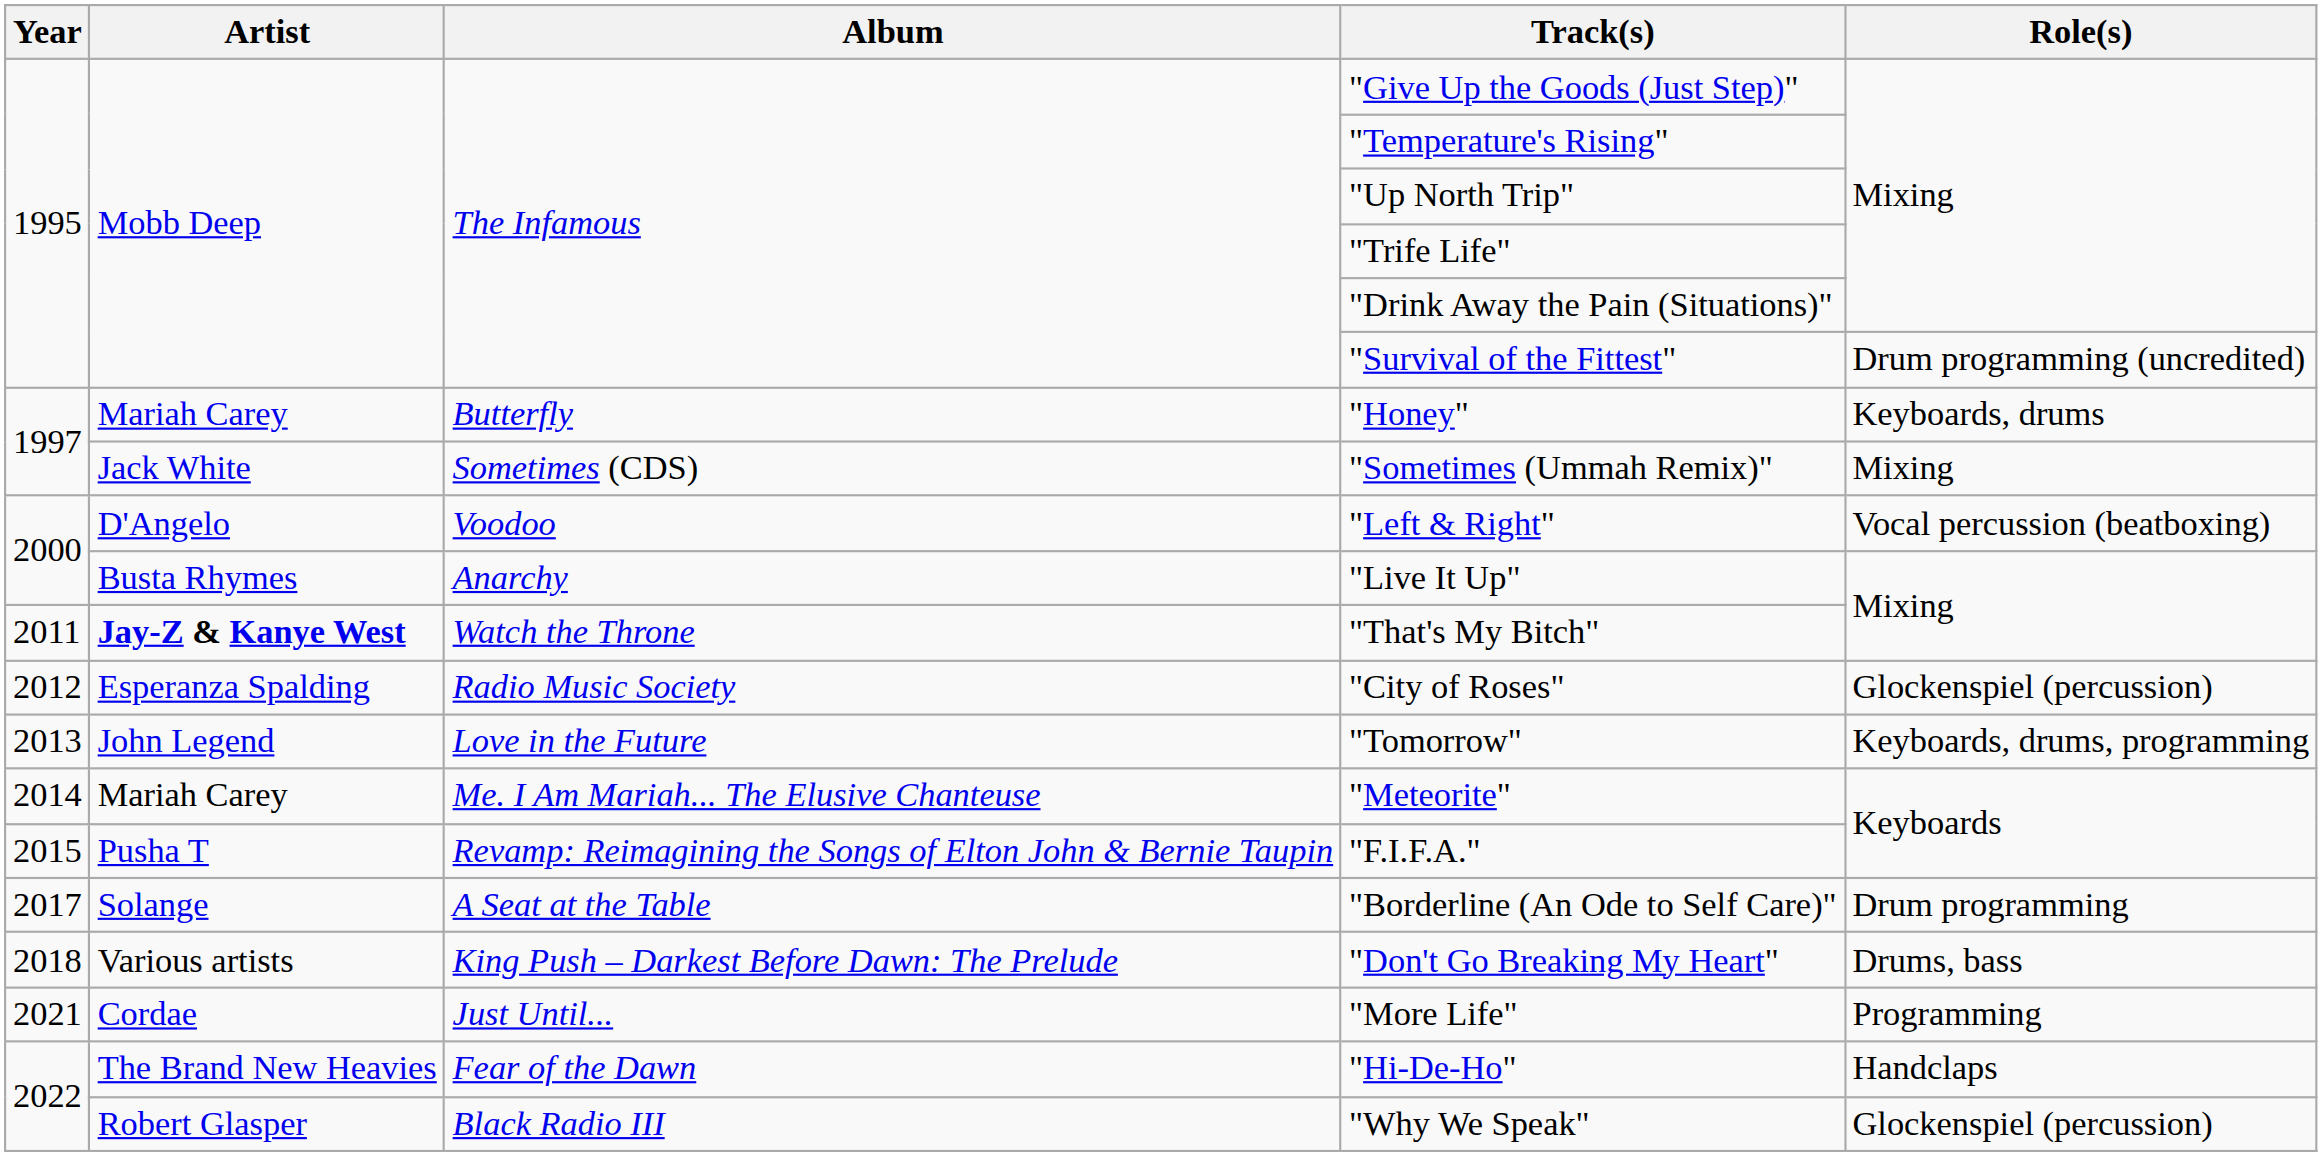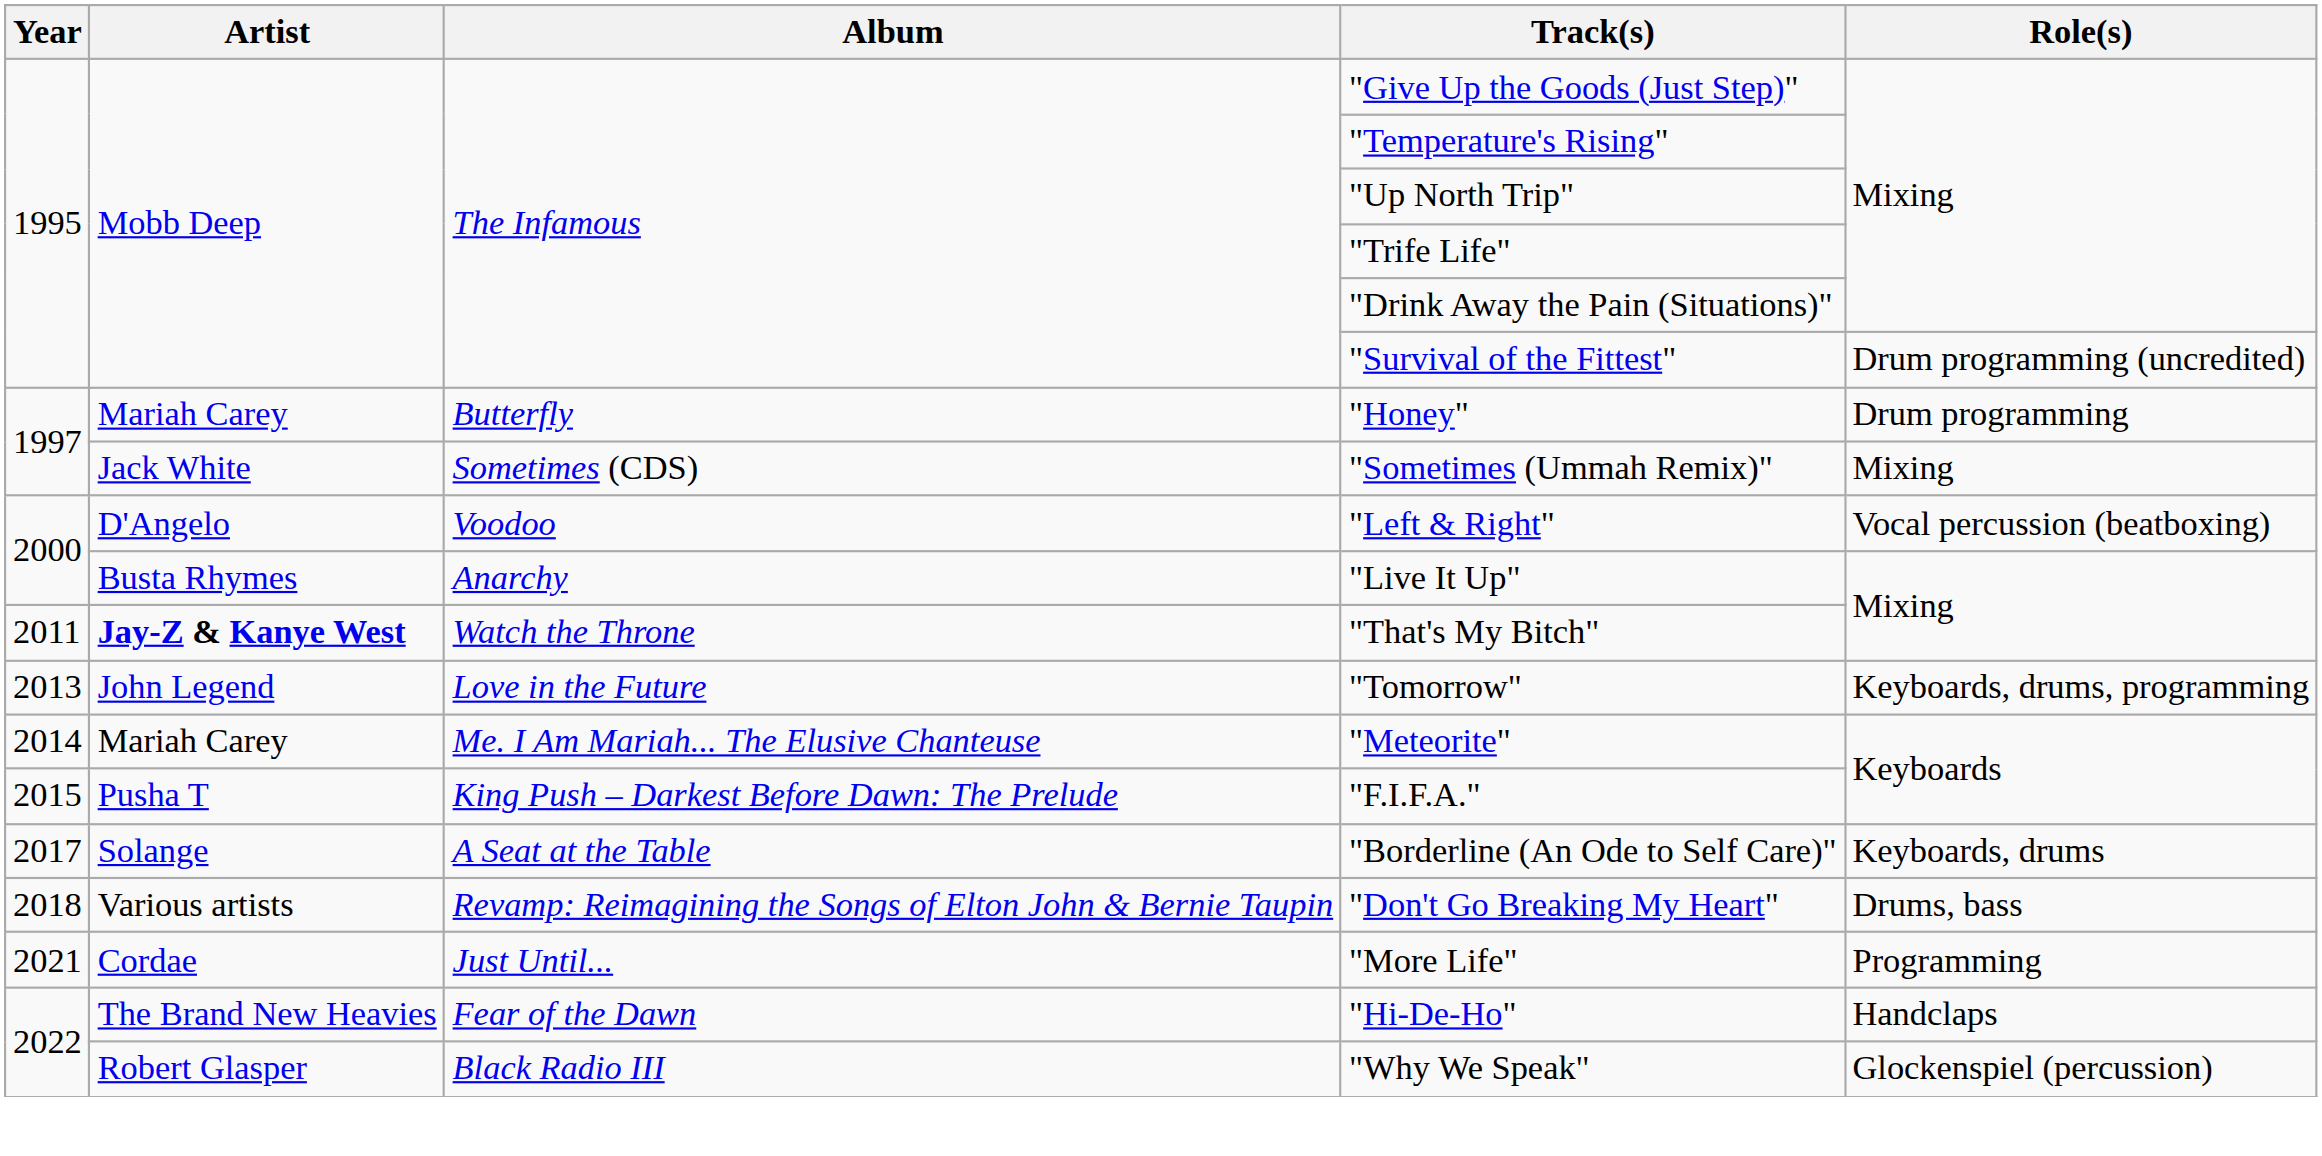(1979, 413) Keyboards, drums -> (1991, 413) Drum programming
- row: (1457, 686)
(893, 850) Revamp: Reimagining the Songs of Elton John & Bernie Taupin -> (785, 795) King Push – Darkest Before Dawn: The Prelude
(1991, 904) Drum programming -> (1979, 850) Keyboards, drums
(785, 959) King Push – Darkest Before Dawn: The Prelude -> (893, 904) Revamp: Reimagining the Songs of Elton John & Bernie Taupin
